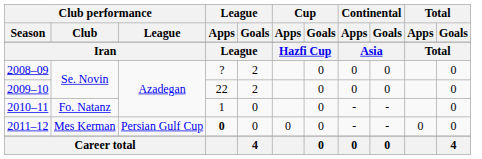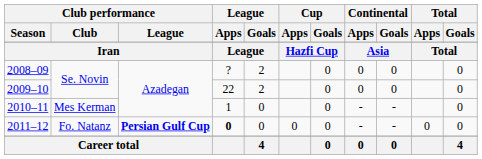(85, 107) Fo. Natanz -> (85, 107) Mes Kerman
(85, 126) Mes Kerman -> (85, 126) Fo. Natanz
(162, 126) normal -> (165, 126) bold
